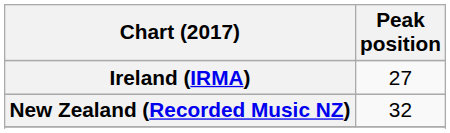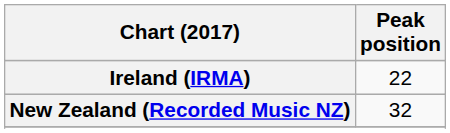(400, 77) 27 -> (400, 77) 22
